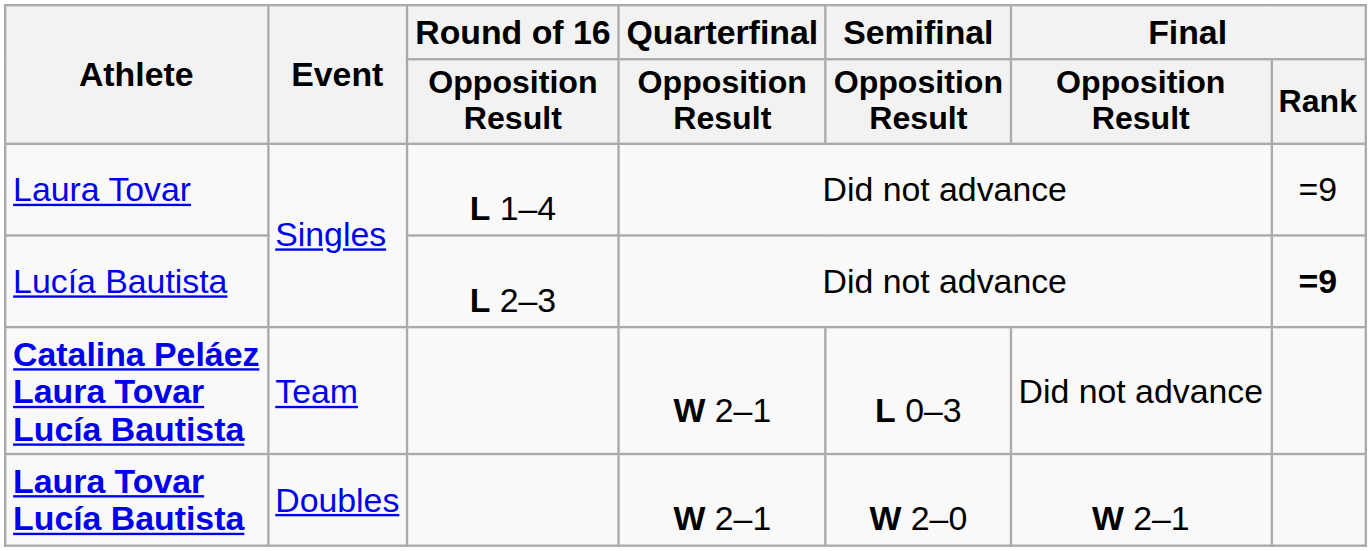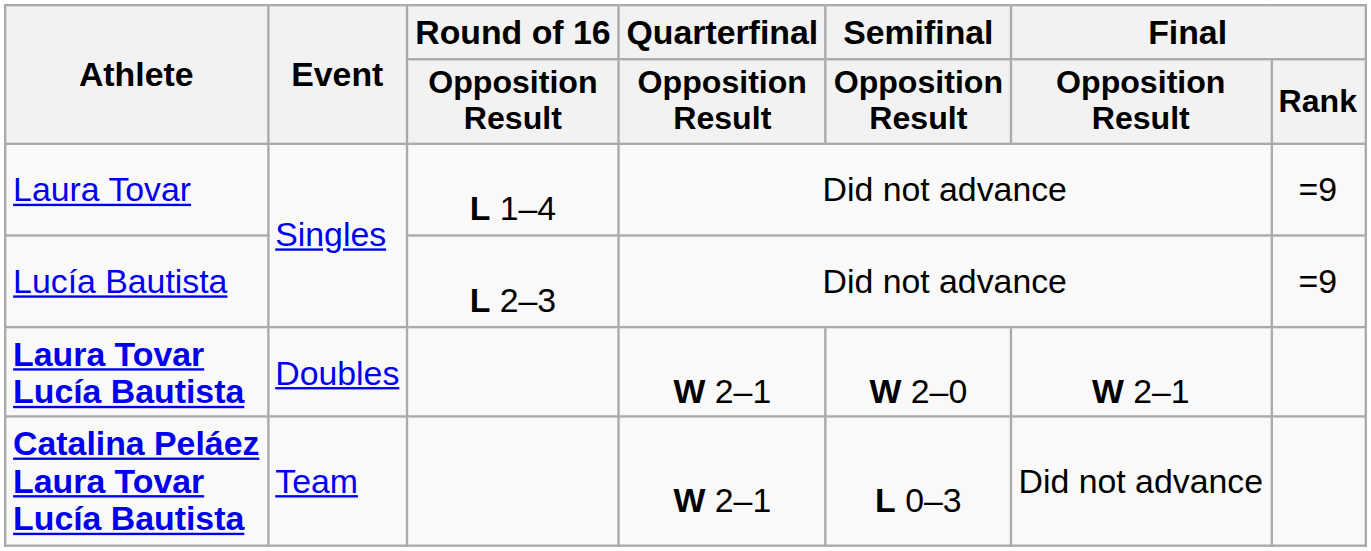(1318, 281) bold -> (1318, 281) normal
rows swapped: (129, 501) <-> (136, 391)
